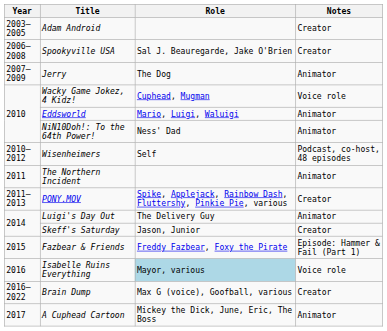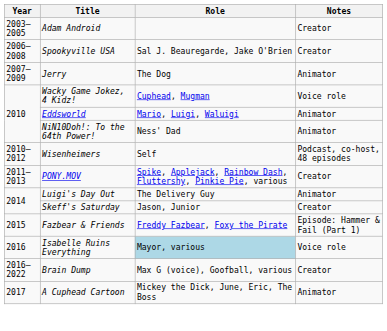- row: (71, 176)
